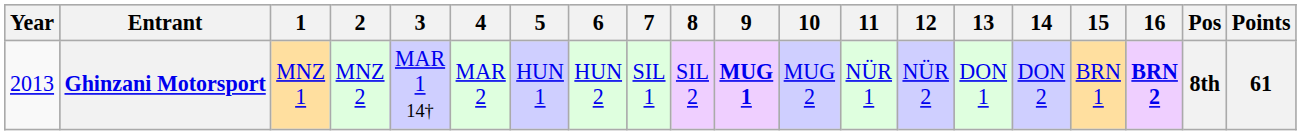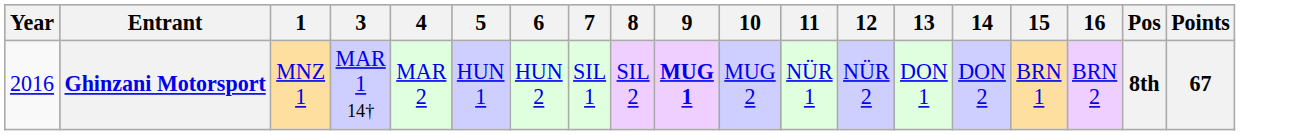- column: (360, 22)
(32, 84) 2013 -> (32, 84) 2016
(1155, 84) bold -> (1095, 84) normal
(1261, 84) 61 -> (1201, 84) 67
